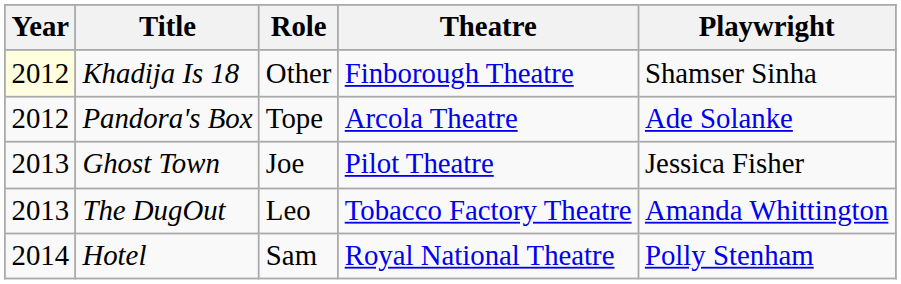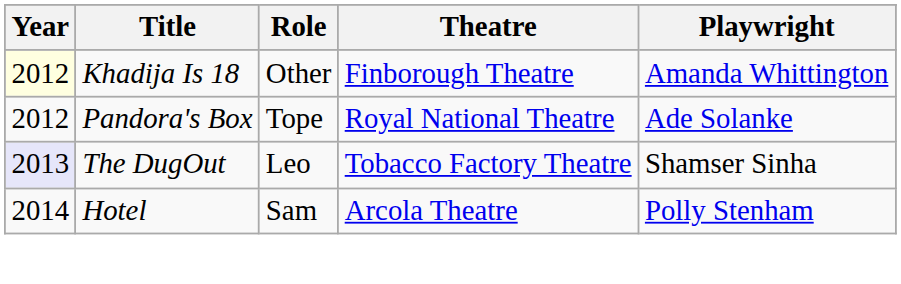(731, 73) Shamser Sinha -> (767, 73) Amanda Whittington
(431, 118) Arcola Theatre -> (480, 118) Royal National Theatre
- row: (151, 164)
(40, 210) no background -> (40, 164) lavender background
(767, 210) Amanda Whittington -> (731, 164) Shamser Sinha
(480, 255) Royal National Theatre -> (431, 210) Arcola Theatre
